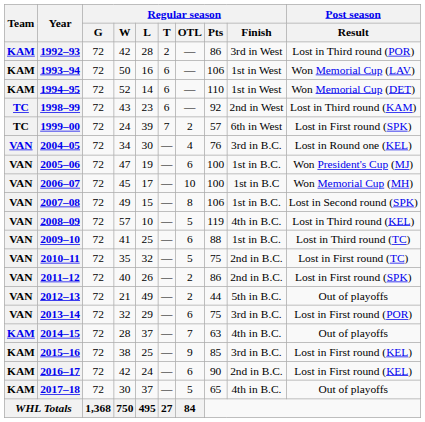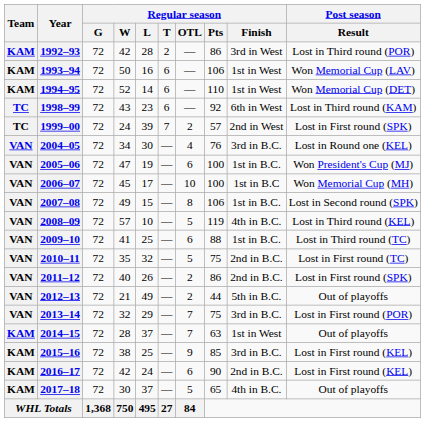(256, 108) 2nd in West -> (256, 108) 6th in West
(256, 126) 6th in West -> (256, 126) 2nd in West
(190, 314) 6 -> (190, 314) 7
(256, 333) 4th in B.C. -> (256, 333) 1st in West
